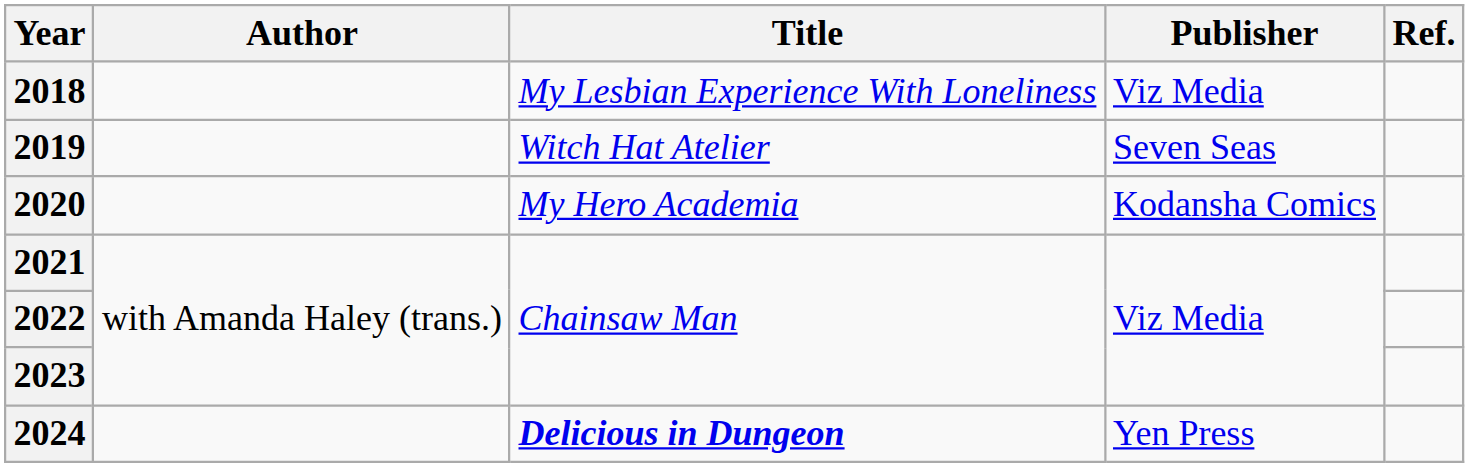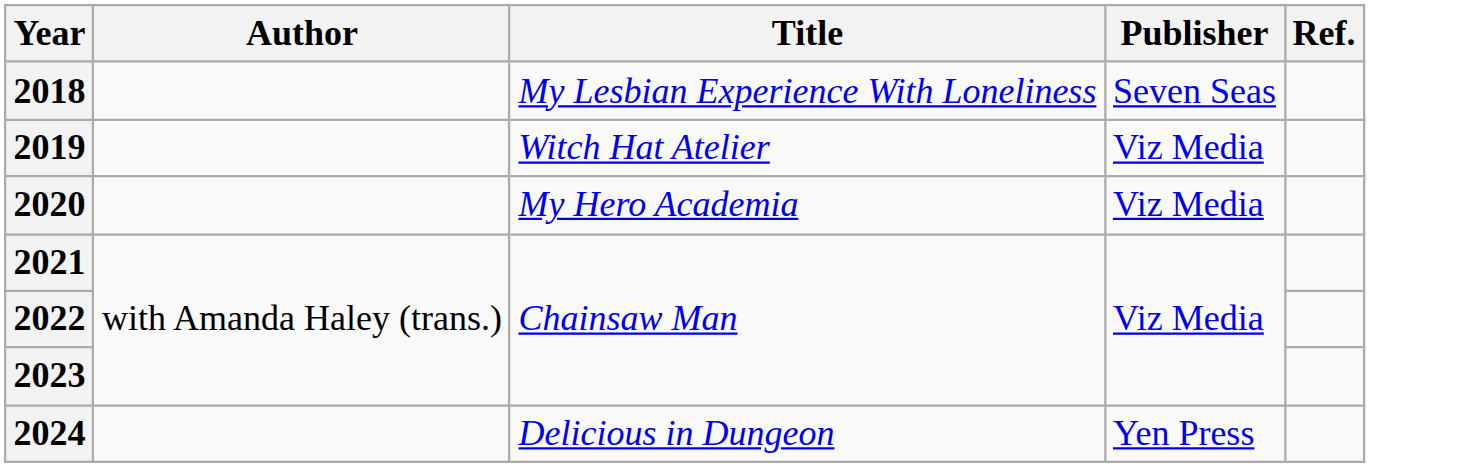(1188, 90) Viz Media -> (1194, 90) Seven Seas
(1194, 147) Seven Seas -> (1188, 147) Viz Media
(1244, 204) Kodansha Comics -> (1188, 204) Viz Media
(682, 432) bold -> (676, 432) normal
